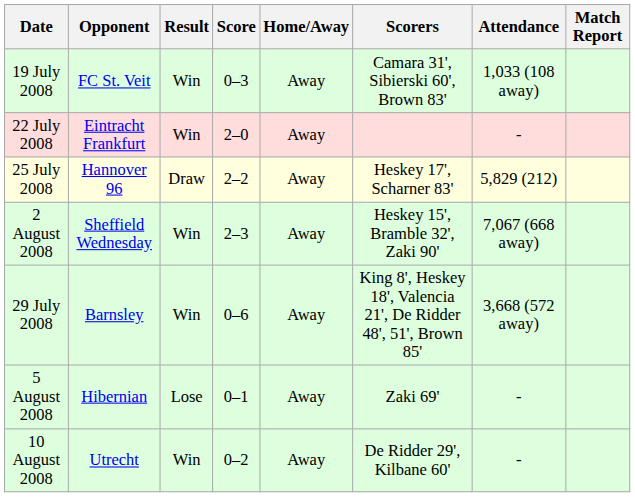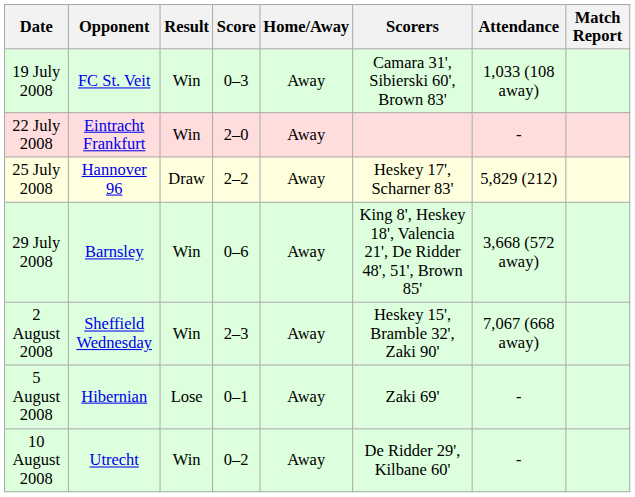rows swapped: (36, 315) <-> (36, 233)
